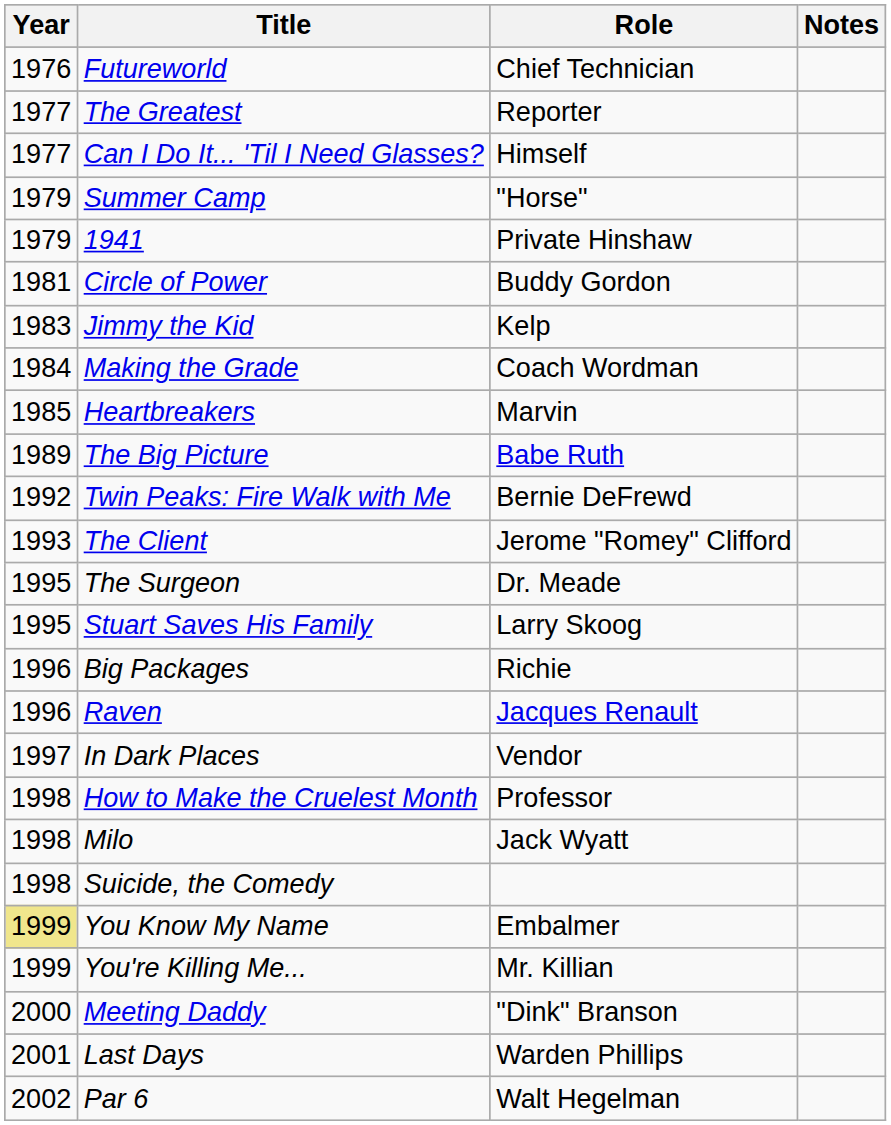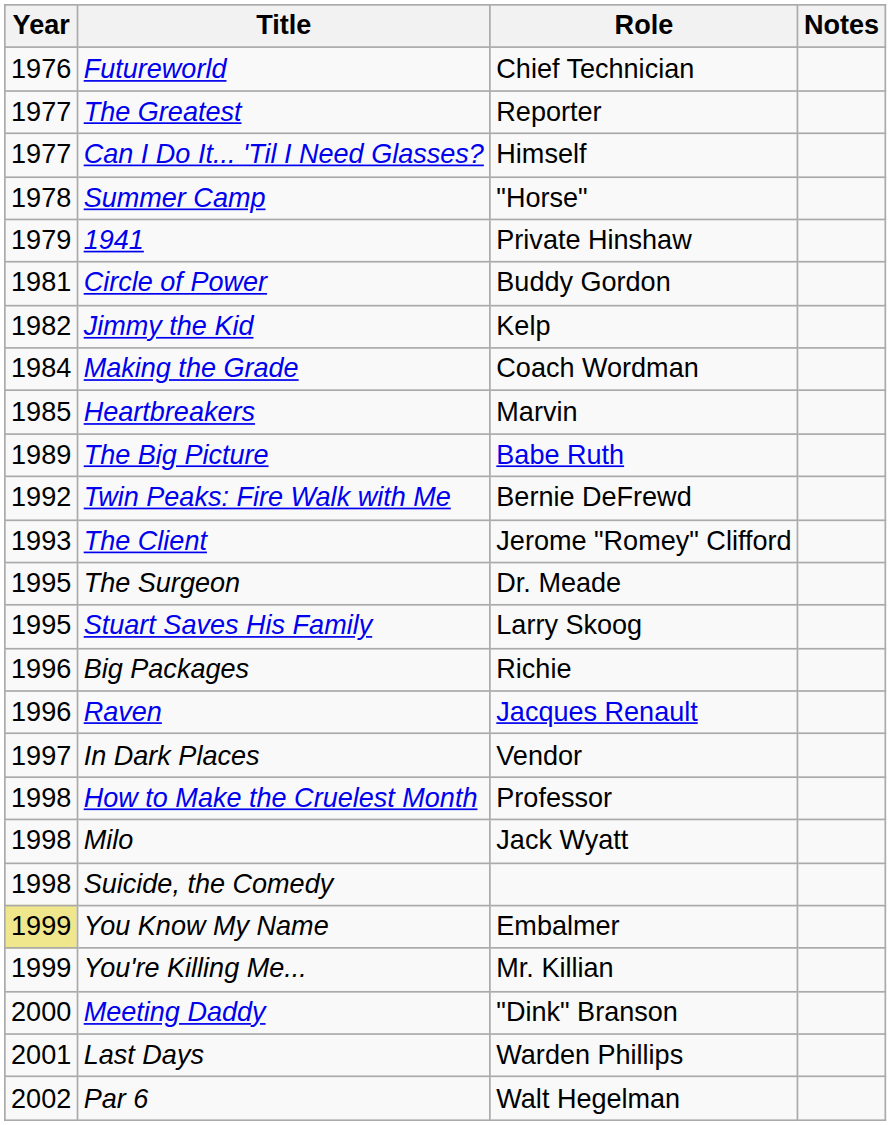(41, 197) 1979 -> (41, 197) 1978
(41, 326) 1983 -> (41, 326) 1982
